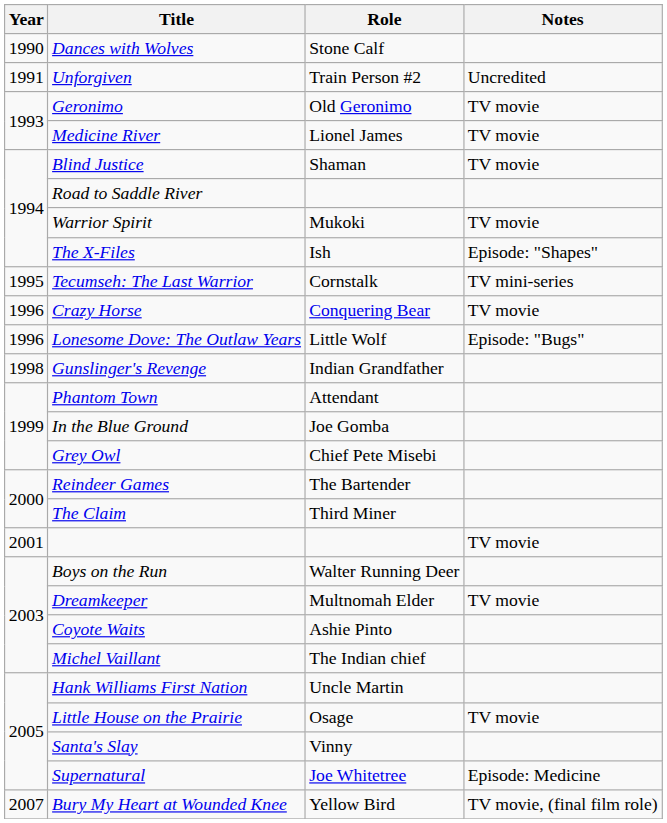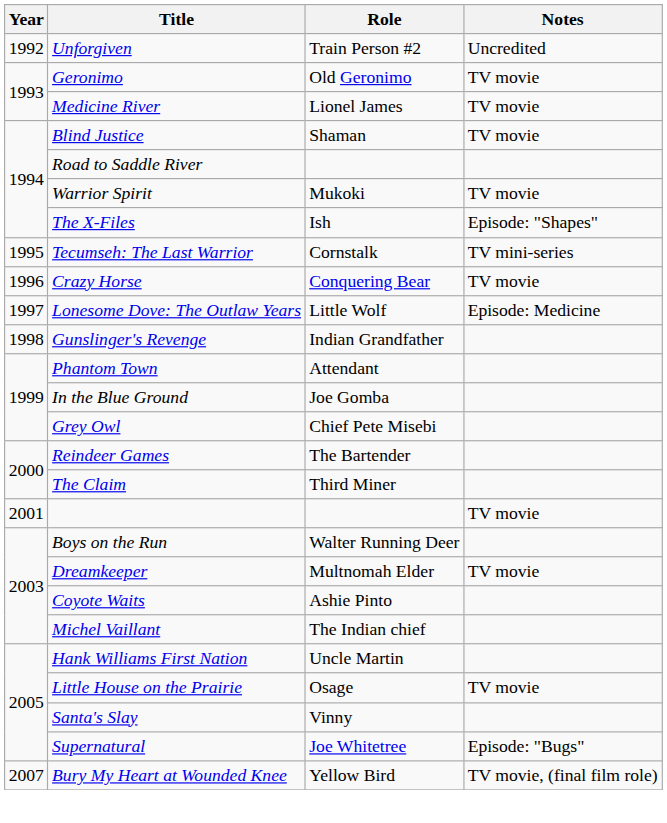- row: (123, 48)
(26, 77) 1991 -> (26, 48) 1992
(26, 339) 1996 -> (26, 309) 1997
(526, 339) Episode: "Bugs" -> (534, 309) Episode: Medicine
(534, 775) Episode: Medicine -> (526, 746) Episode: "Bugs"
